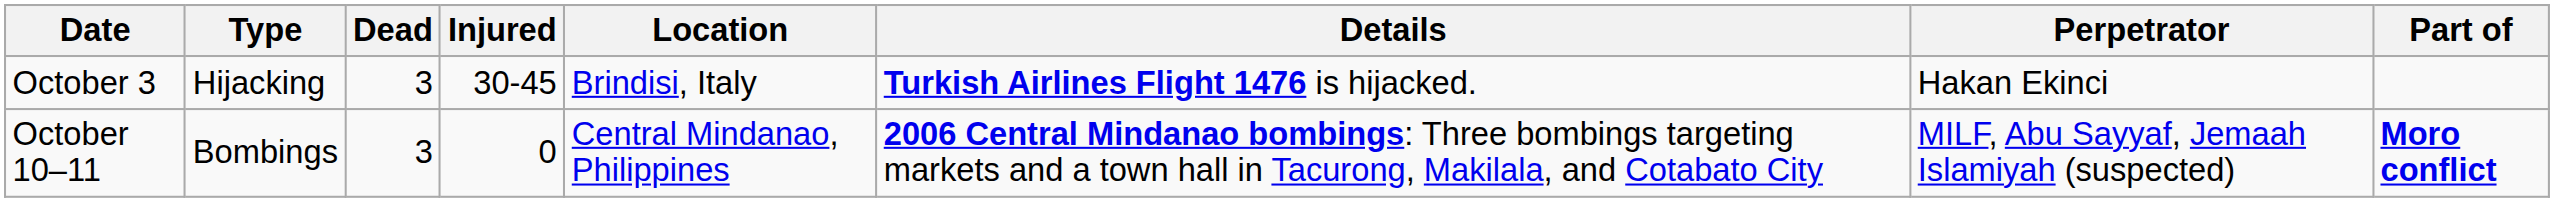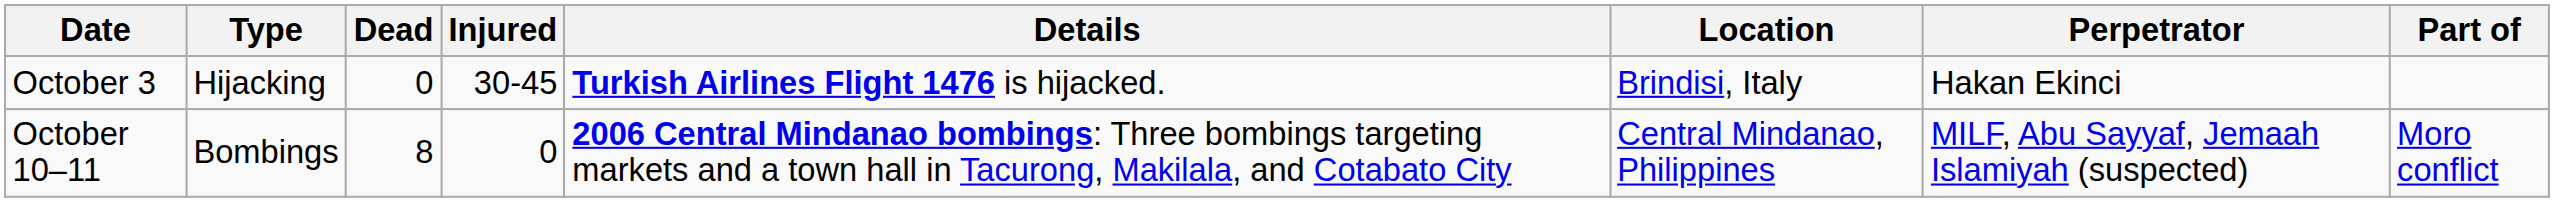columns swapped: (720, 30) <-> (1393, 30)
(424, 82) 3 -> (424, 82) 0
(424, 152) 3 -> (424, 152) 8
(2439, 152) bold -> (2448, 152) normal
